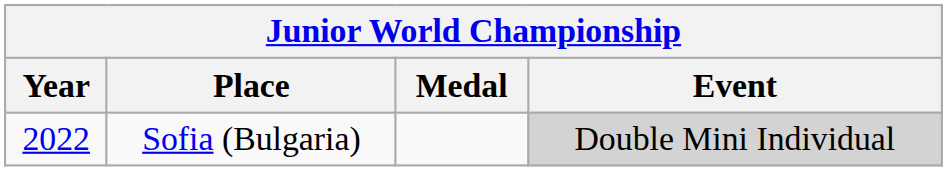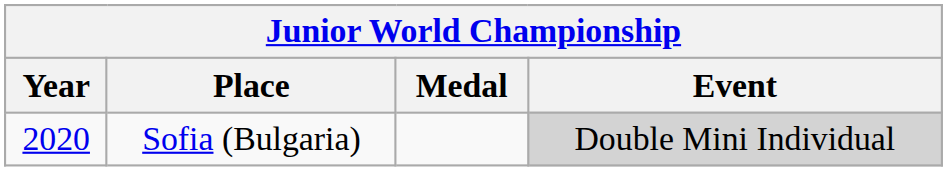(56, 138) 2022 -> (56, 138) 2020
